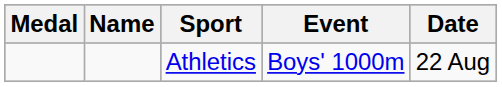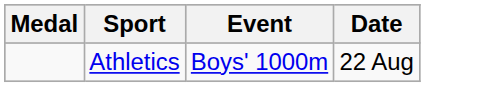- column: (122, 24)
